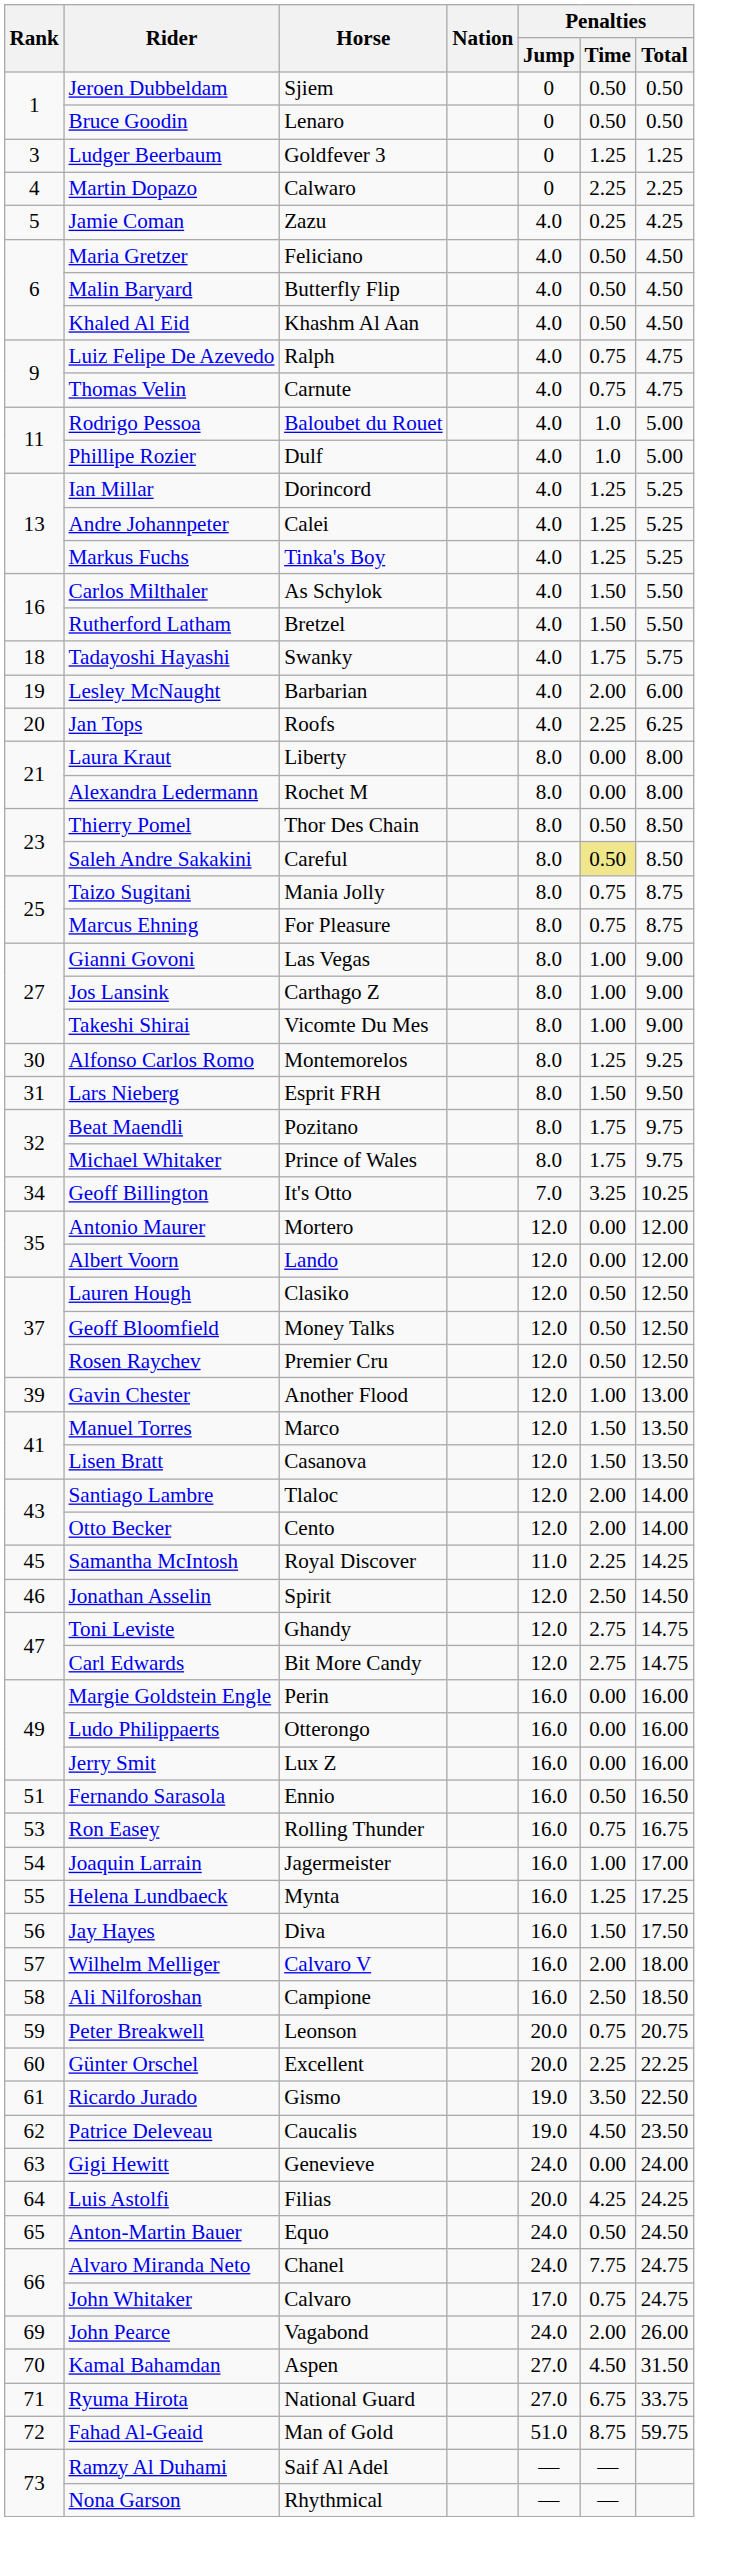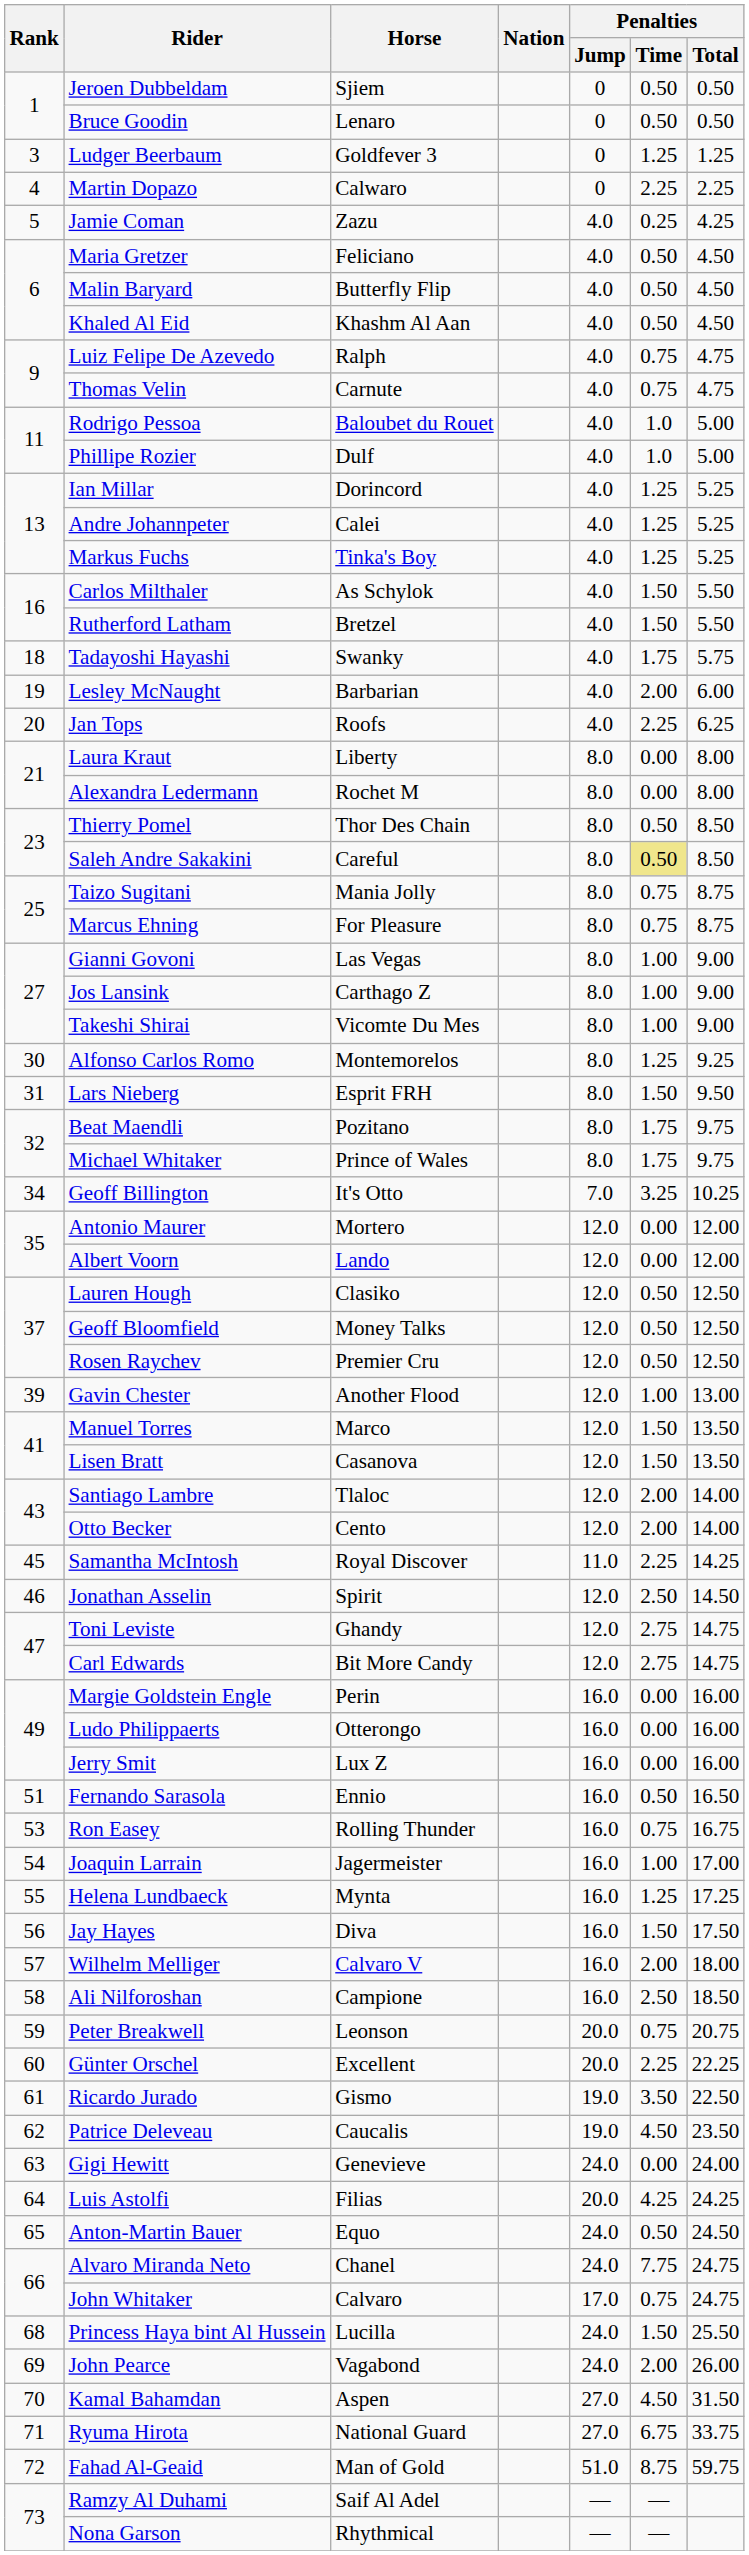+ row: (197, 2332)
